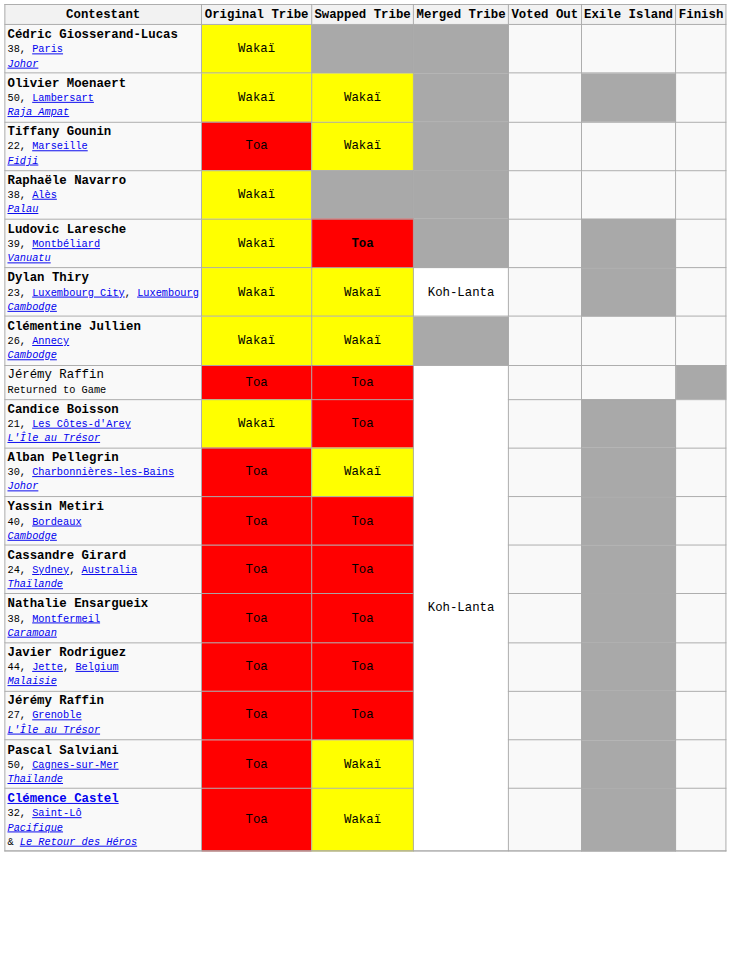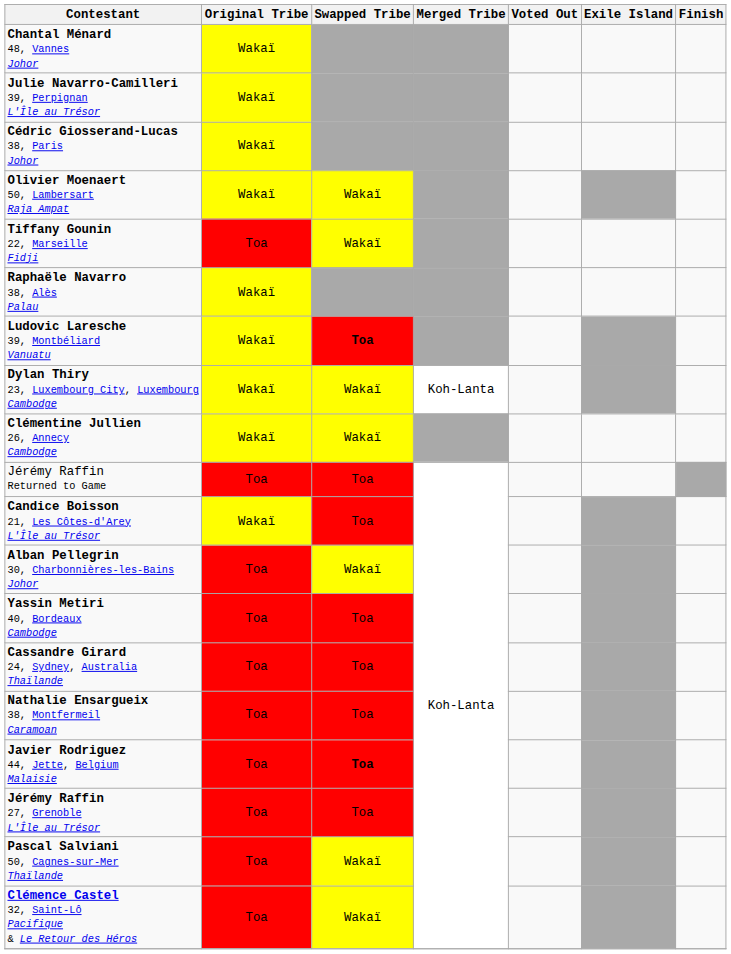+ row: (59, 48)
+ row: (93, 97)
(363, 667) normal -> (363, 764) bold
